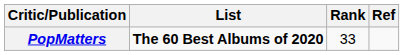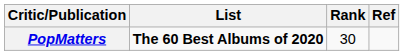(348, 38) 33 -> (348, 38) 30
